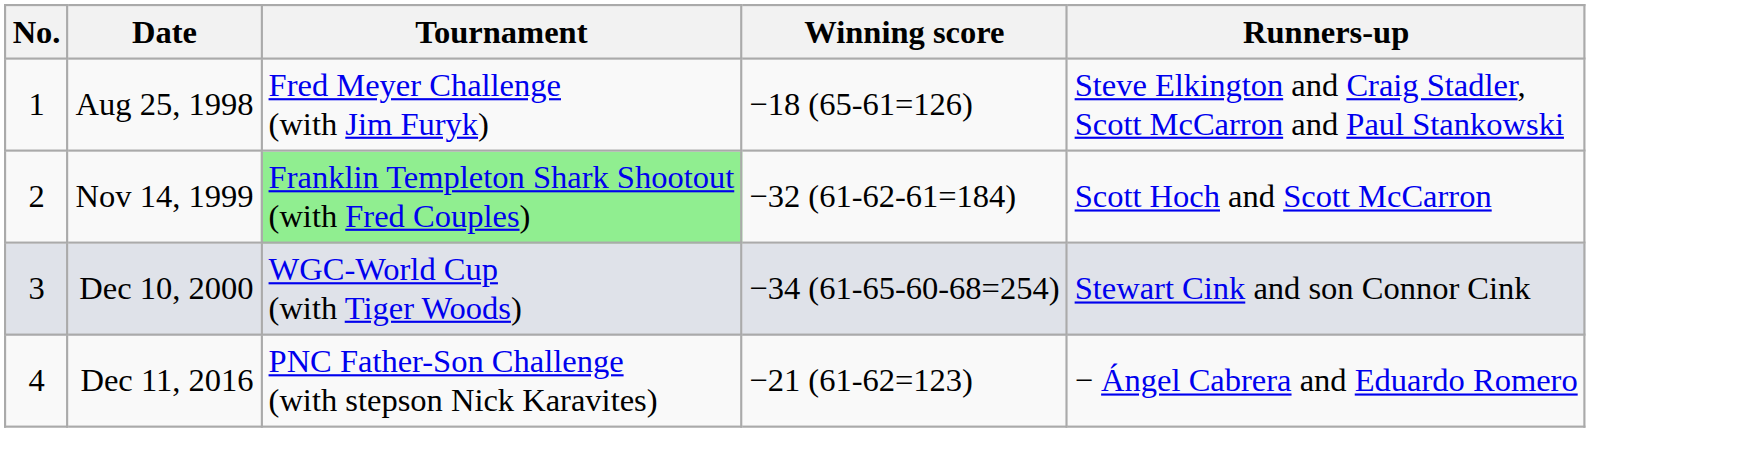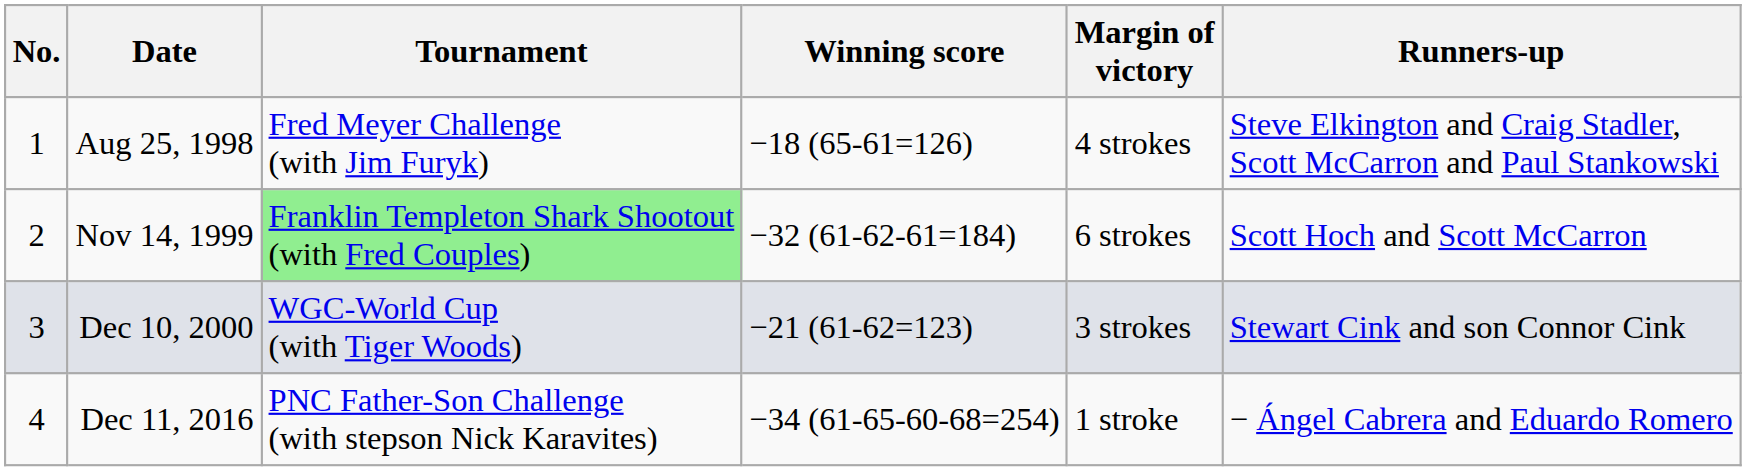+ column: (1145, 50)
(904, 288) −34 (61-65-60-68=254) -> (861, 327) −21 (61-62=123)
(861, 380) −21 (61-62=123) -> (904, 419) −34 (61-65-60-68=254)
